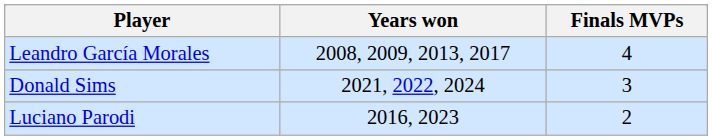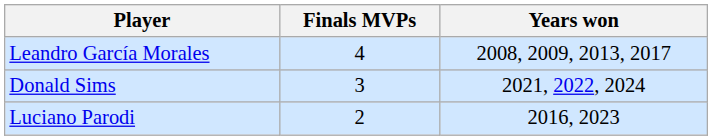columns swapped: (627, 20) <-> (413, 20)
